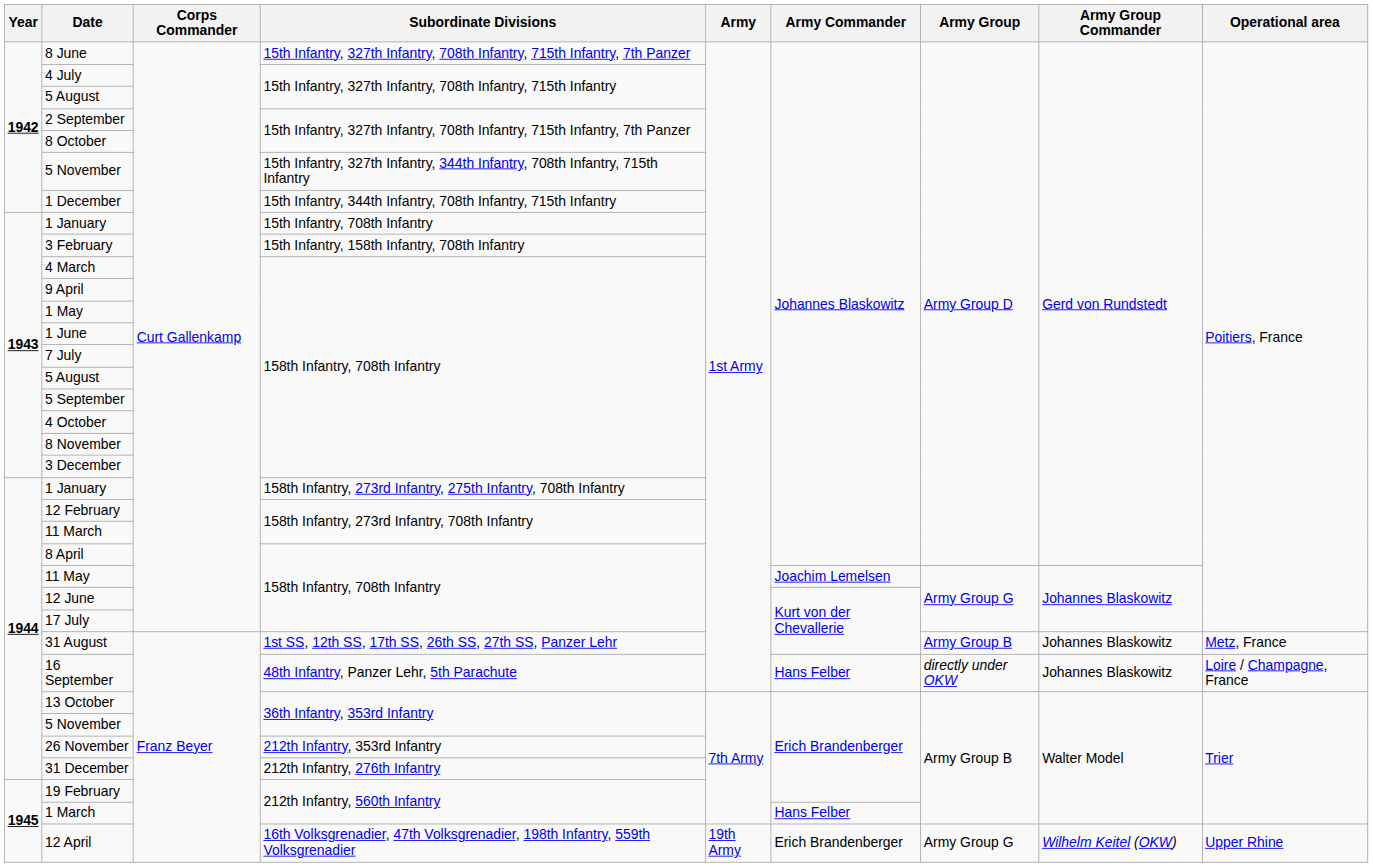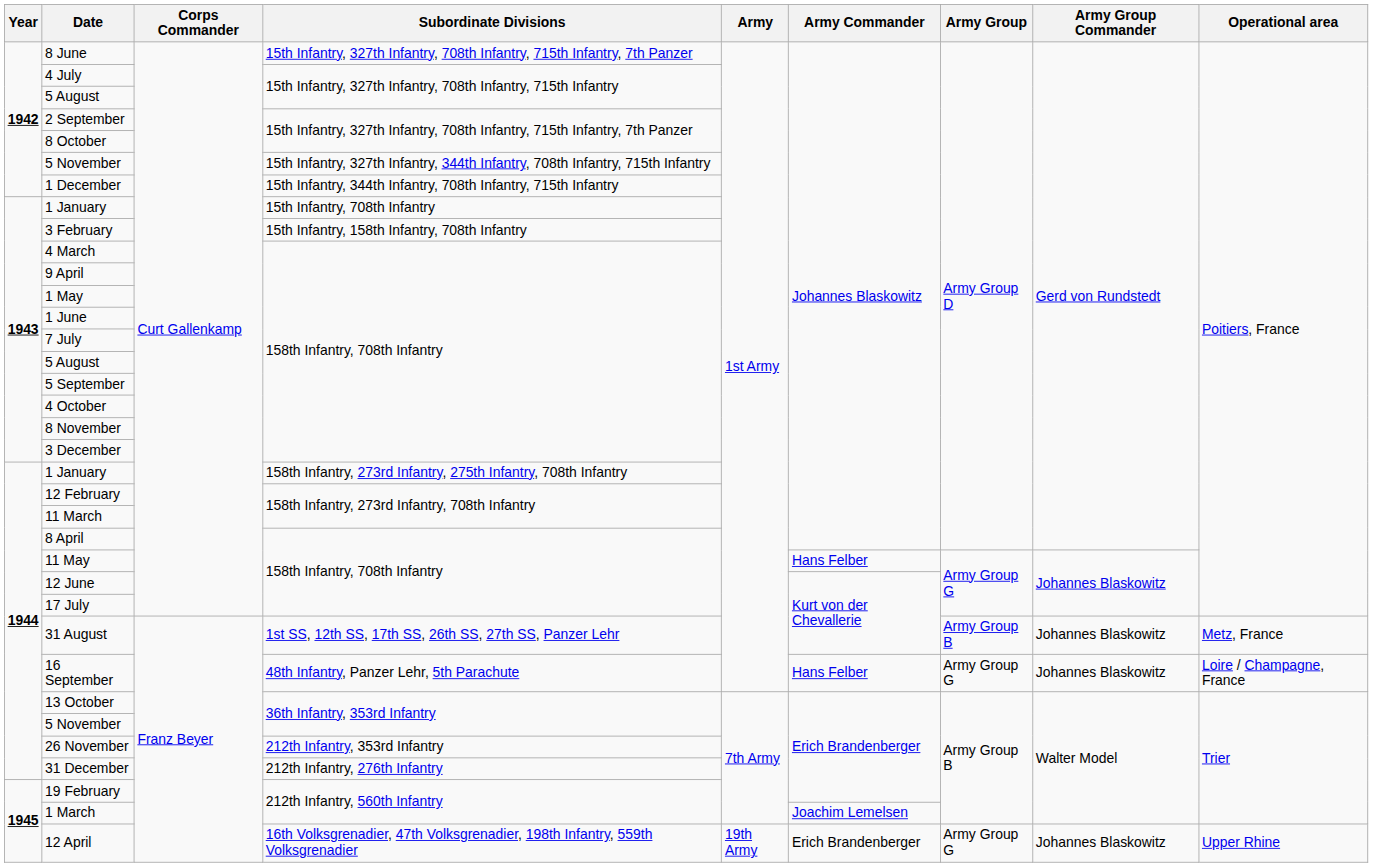(832, 576) Joachim Lemelsen -> (830, 561) Hans Felber
(966, 672) directly under OKW -> (981, 672) Army Group G
(812, 813) Hans Felber -> (850, 813) Joachim Lemelsen
(1109, 843) Wilhelm Keitel (OKW) -> (1101, 843) Johannes Blaskowitz
